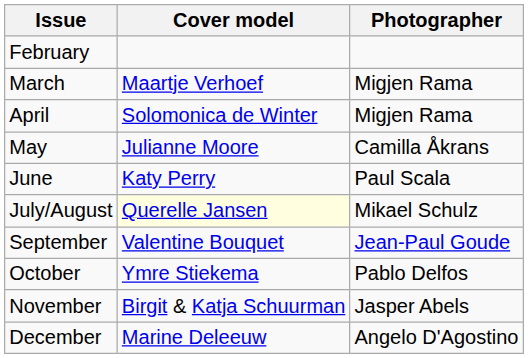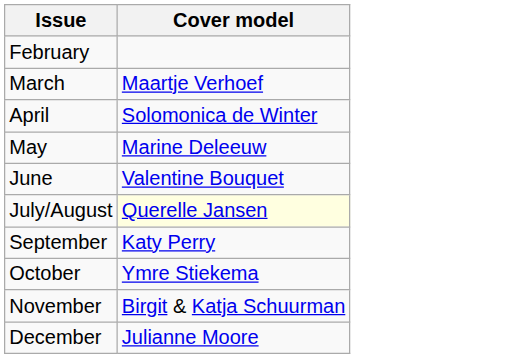- column: (436, 20)
(190, 147) Julianne Moore -> (194, 147) Marine Deleeuw
(169, 178) Katy Perry -> (203, 178) Valentine Bouquet
(203, 242) Valentine Bouquet -> (169, 242) Katy Perry
(194, 337) Marine Deleeuw -> (190, 337) Julianne Moore
